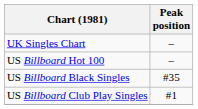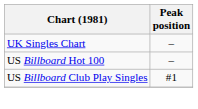- row: (68, 78)
